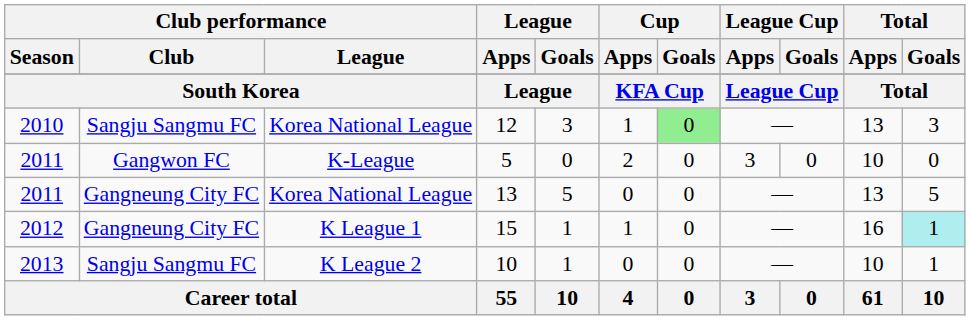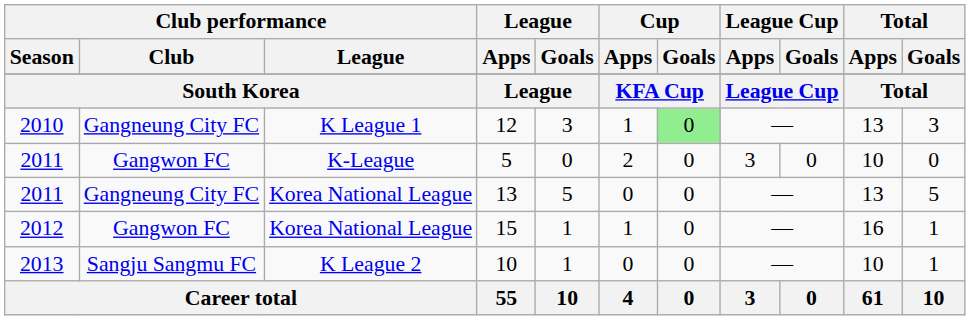(171, 125) Sangju Sangmu FC -> (171, 125) Gangneung City FC
(371, 125) Korea National League -> (371, 125) K League 1
(171, 228) Gangneung City FC -> (171, 228) Gangwon FC
(371, 228) K League 1 -> (371, 228) Korea National League
(934, 228) paleturquoise background -> (934, 228) no background
